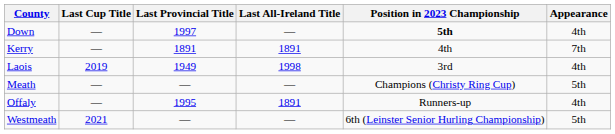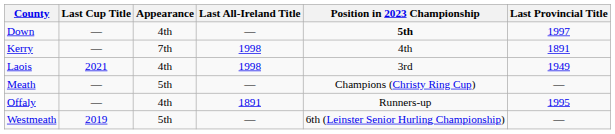columns swapped: (185, 13) <-> (579, 13)
(290, 48) 1891 -> (250, 48) 1998
(96, 66) 2019 -> (96, 66) 2021
(96, 119) 2021 -> (96, 119) 2019
